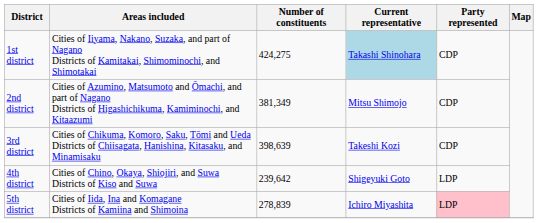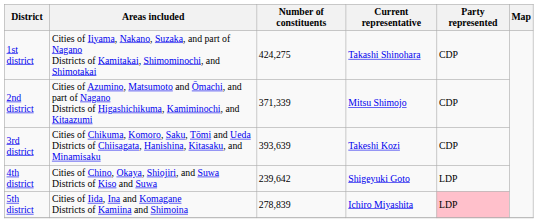(384, 55) lightblue background -> (384, 55) no background
(275, 103) 381,349 -> (275, 103) 371,339
(275, 146) 398,639 -> (275, 146) 393,639
